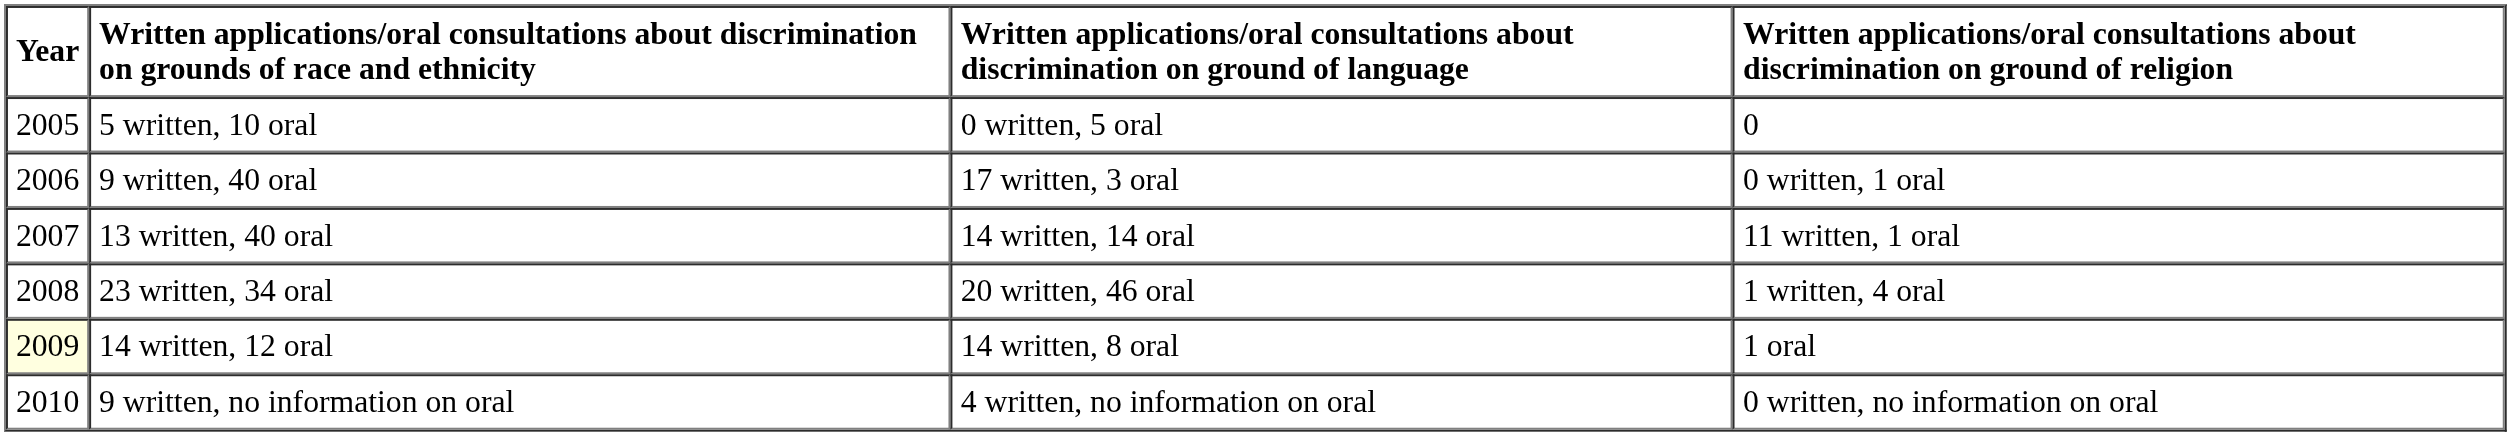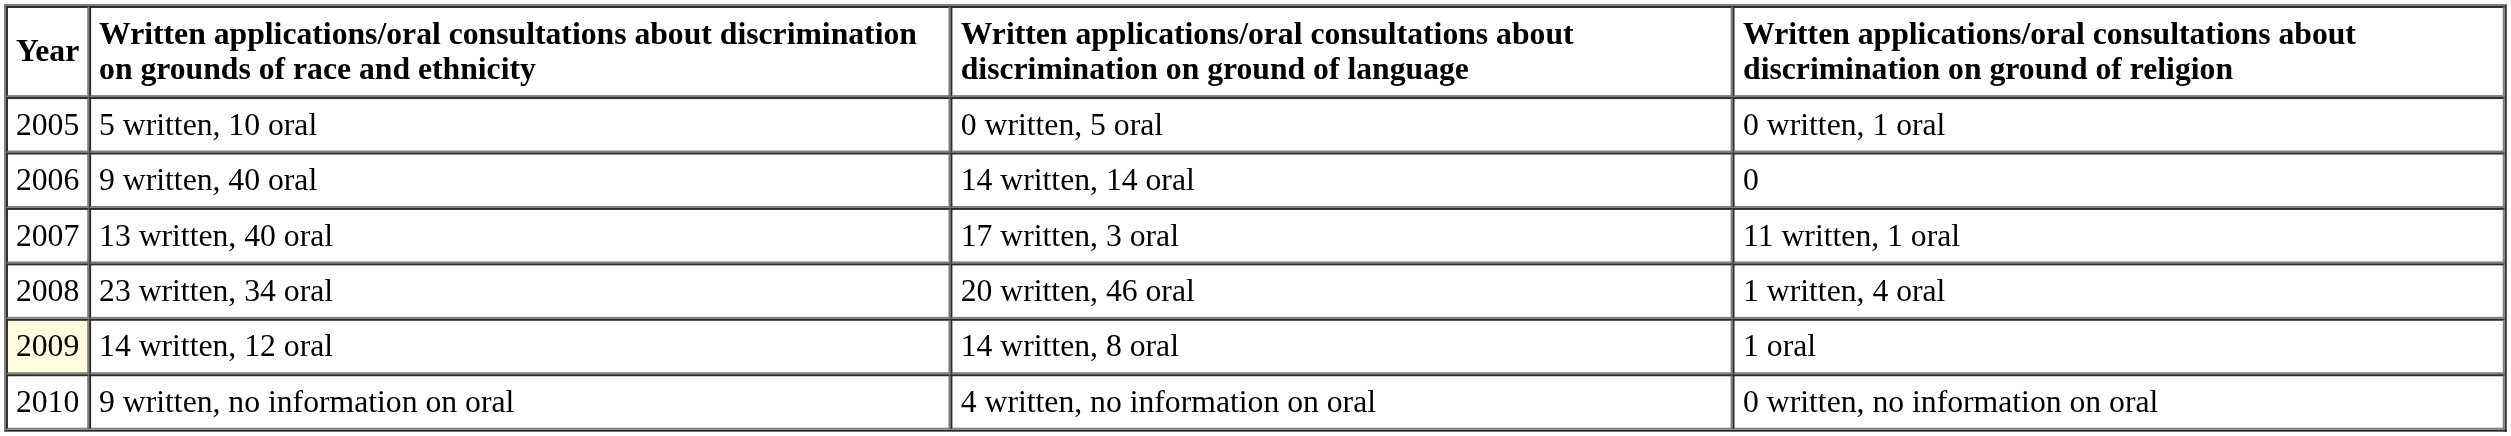(1751, 124) 0 -> (1844, 124) 0 written, 1 oral
(1070, 179) 17 written, 3 oral -> (1078, 179) 14 written, 14 oral
(1844, 179) 0 written, 1 oral -> (1751, 179) 0
(1078, 235) 14 written, 14 oral -> (1070, 235) 17 written, 3 oral
